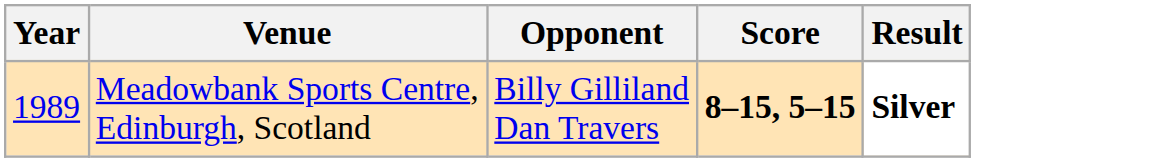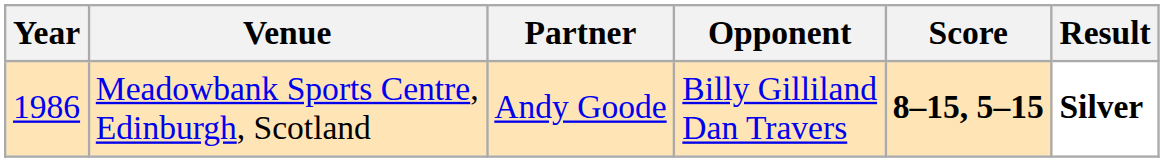+ column: (580, 32)
(47, 107) 1989 -> (47, 107) 1986
